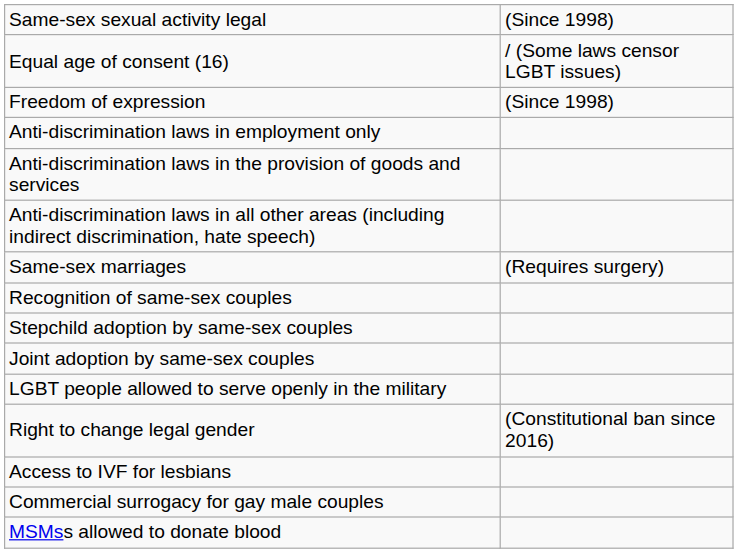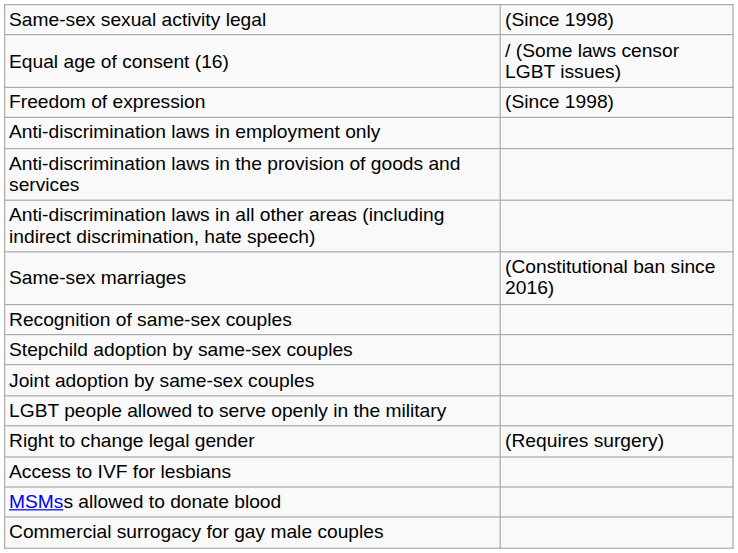(585, 267) (Requires surgery) -> (610, 278) (Constitutional ban since 2016)
(610, 430) (Constitutional ban since 2016) -> (585, 441) (Requires surgery)
rows swapped: (196, 501) <-> (145, 532)
